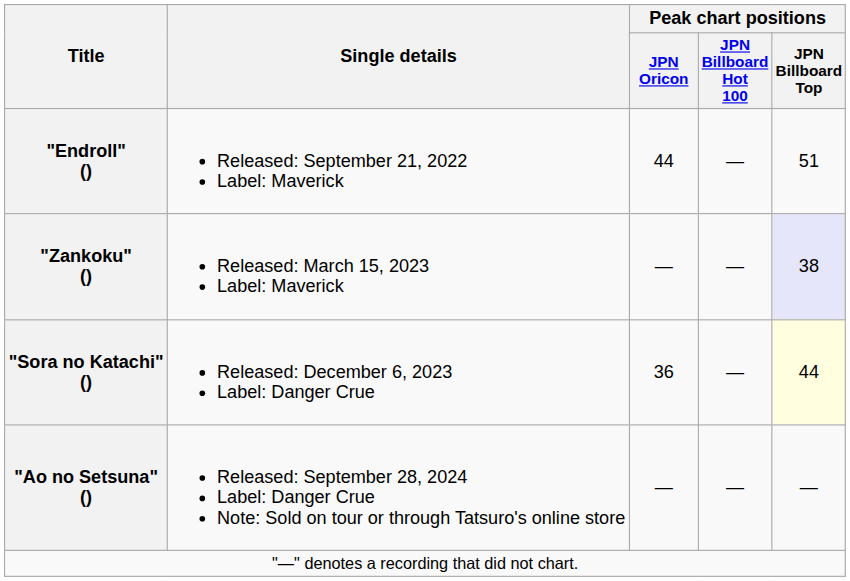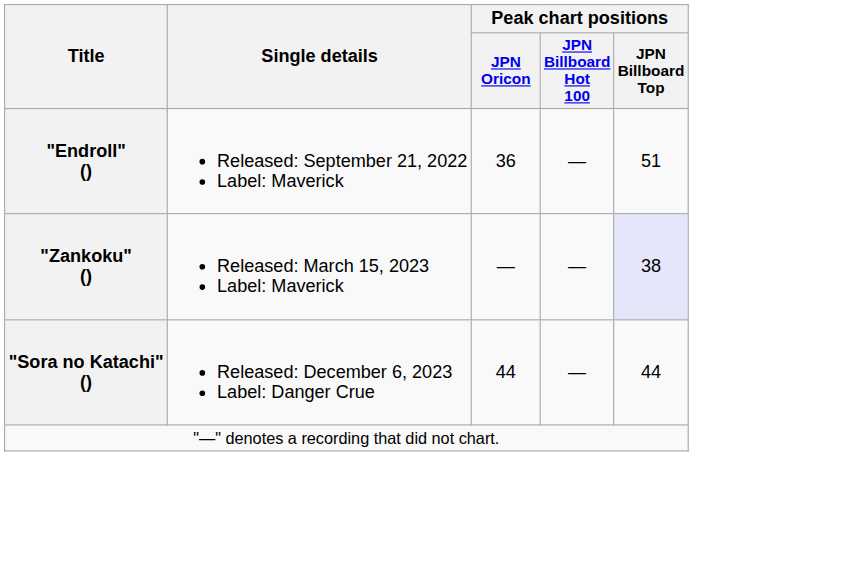(664, 161) 44 -> (506, 161) 36
(664, 372) 36 -> (506, 372) 44
(809, 372) lightyellow background -> (651, 372) no background
- row: (86, 487)
